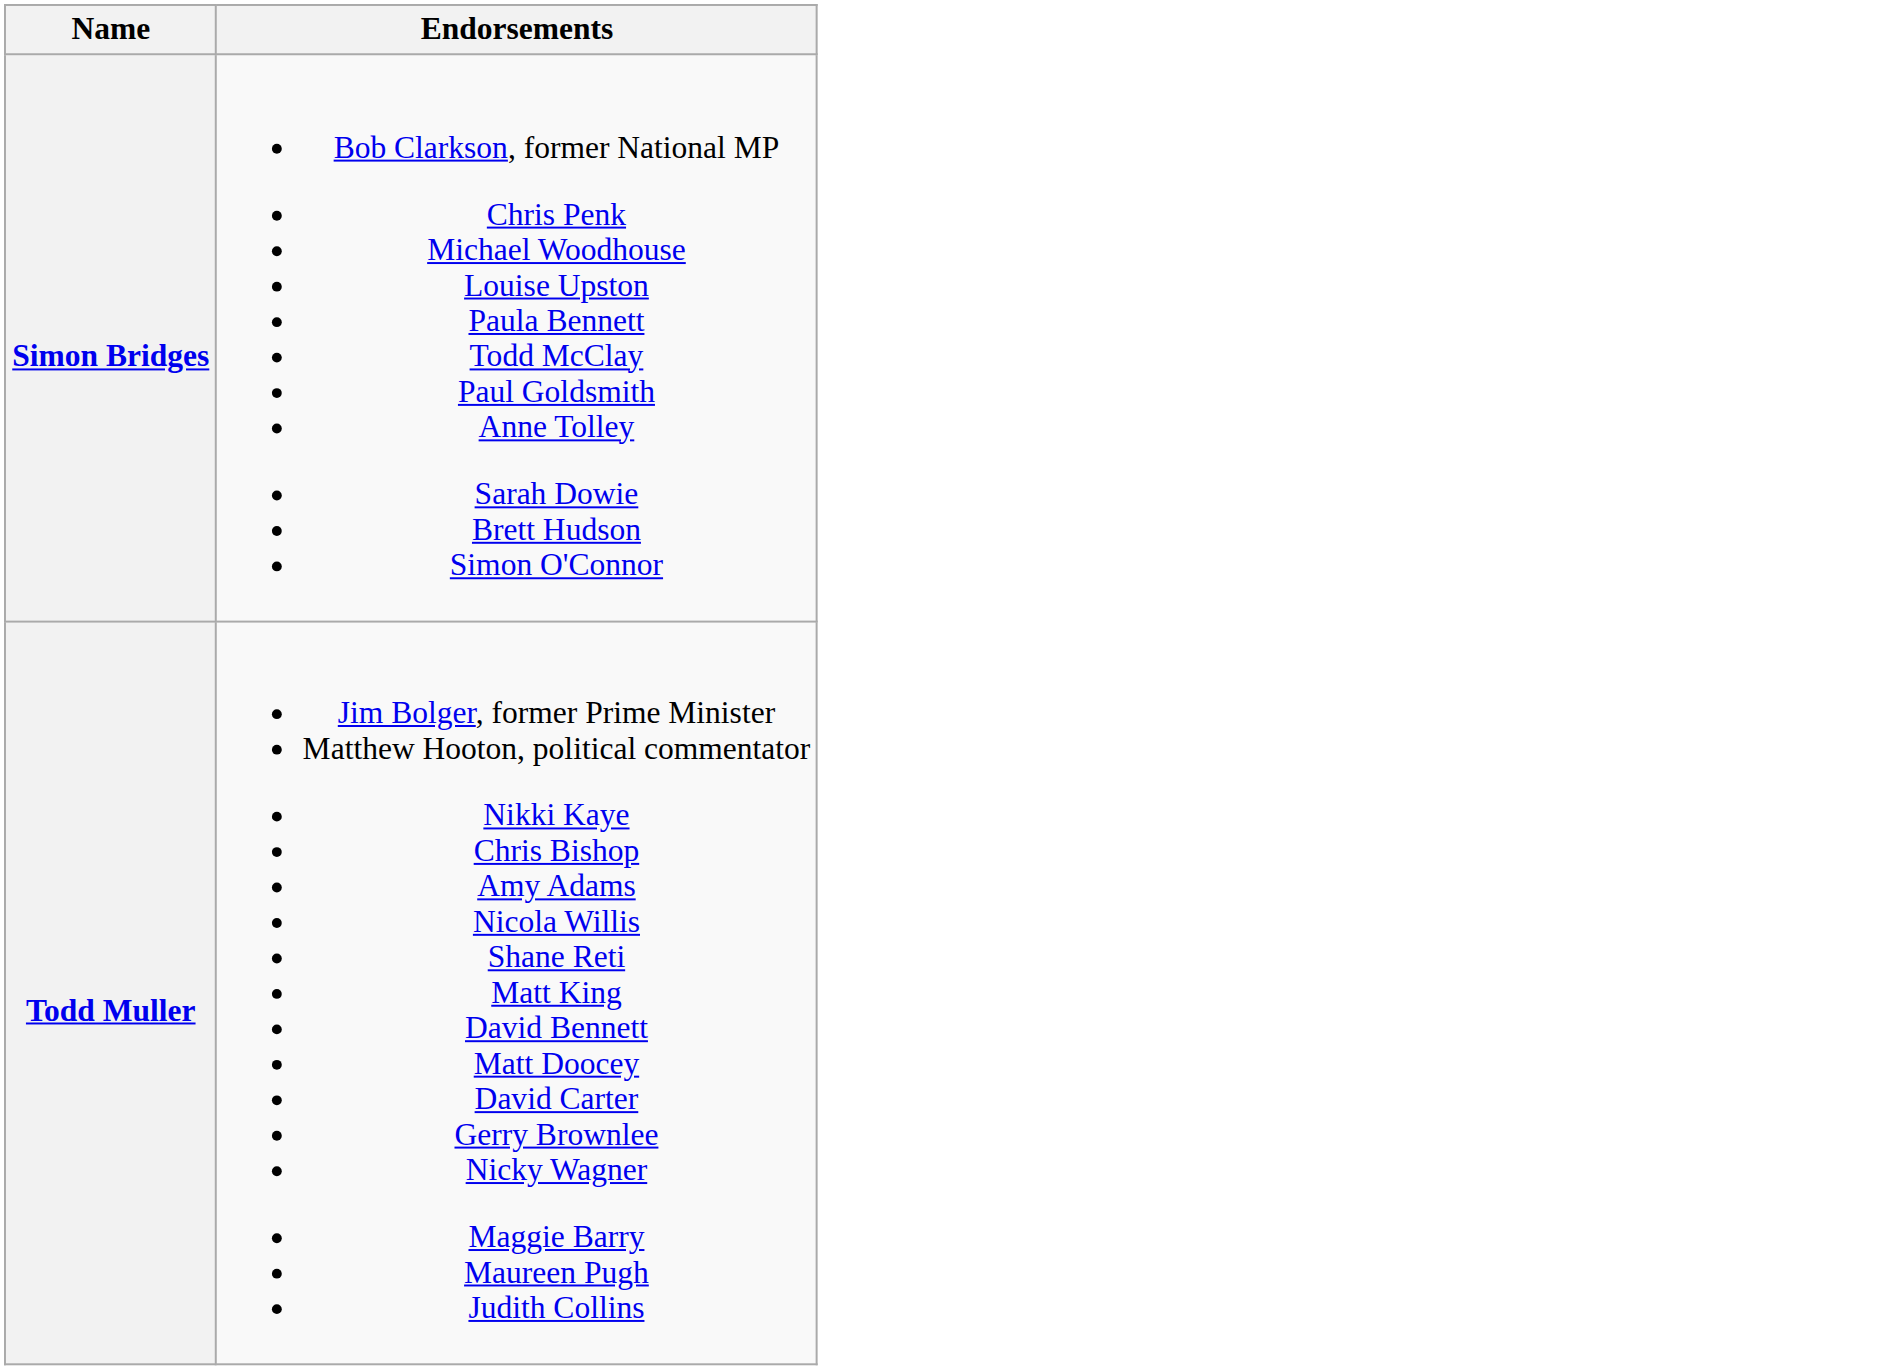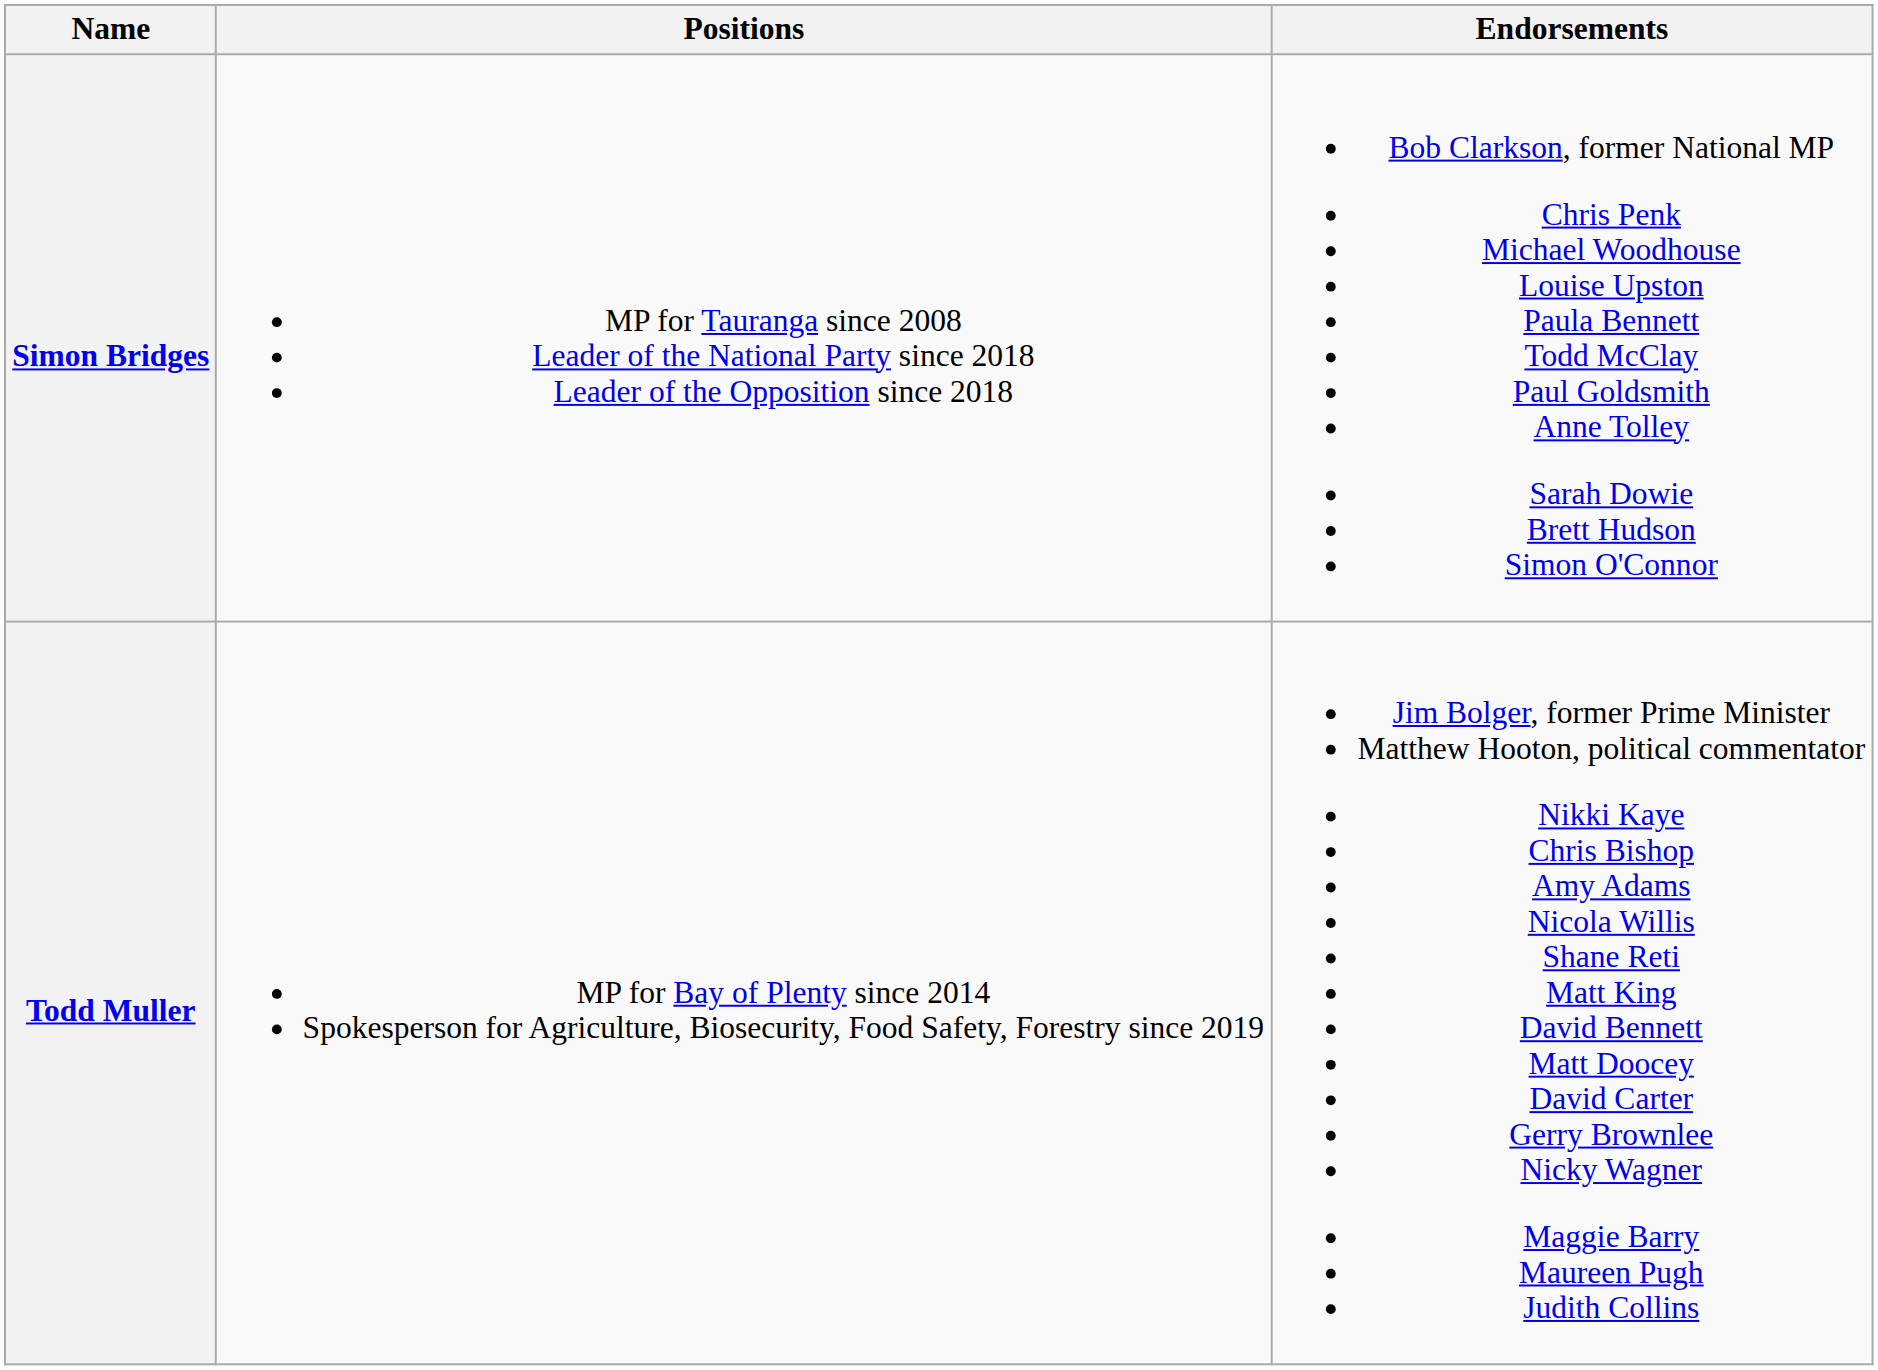+ column: (744, 29)
